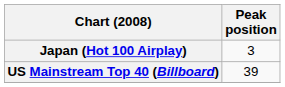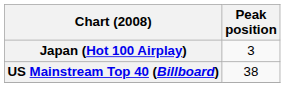(251, 72) 39 -> (251, 72) 38
